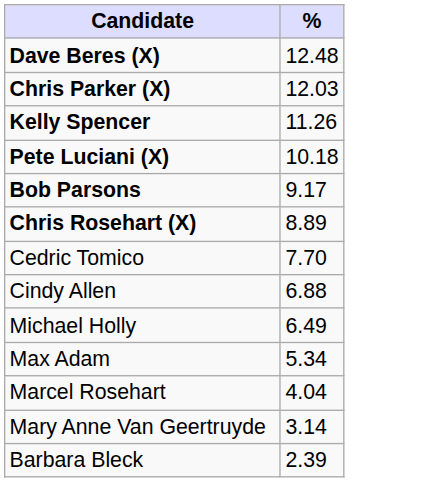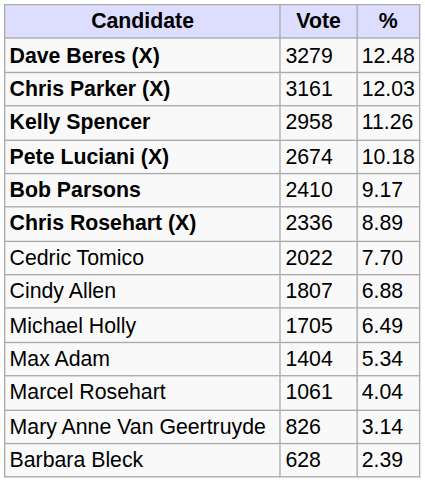+ column: (319, 21)
